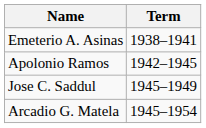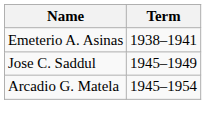- row: (59, 63)
